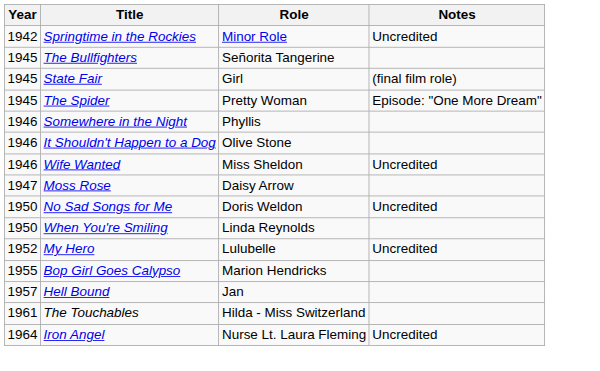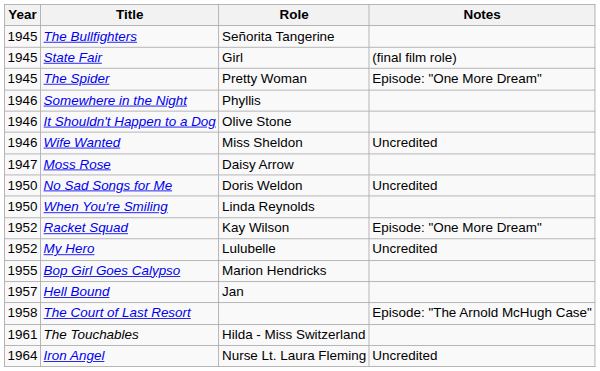- row: (120, 36)
+ row: (86, 228)
+ row: (117, 313)
